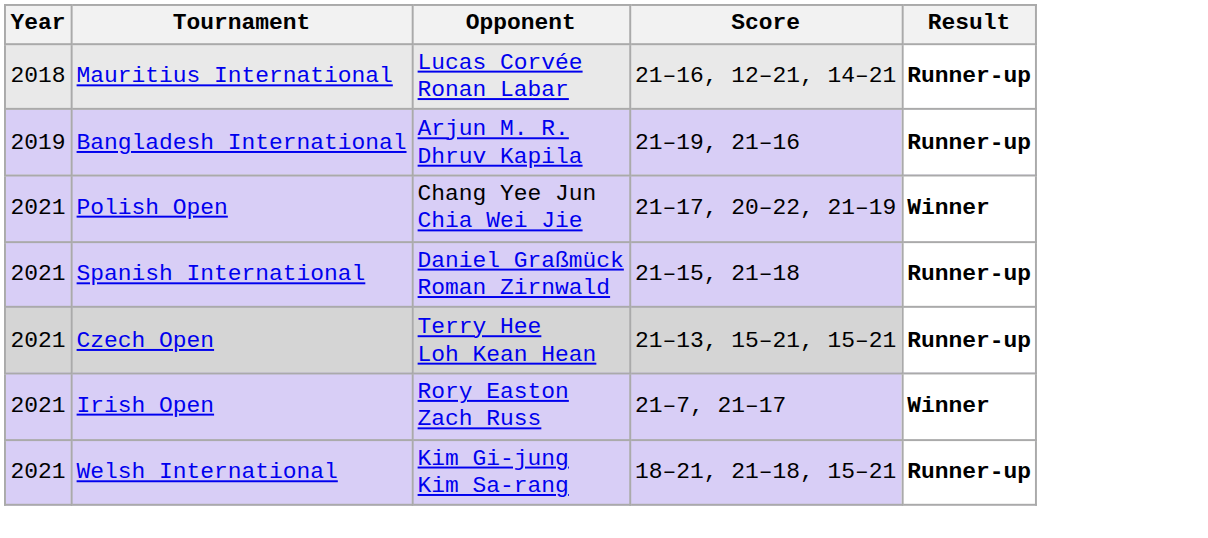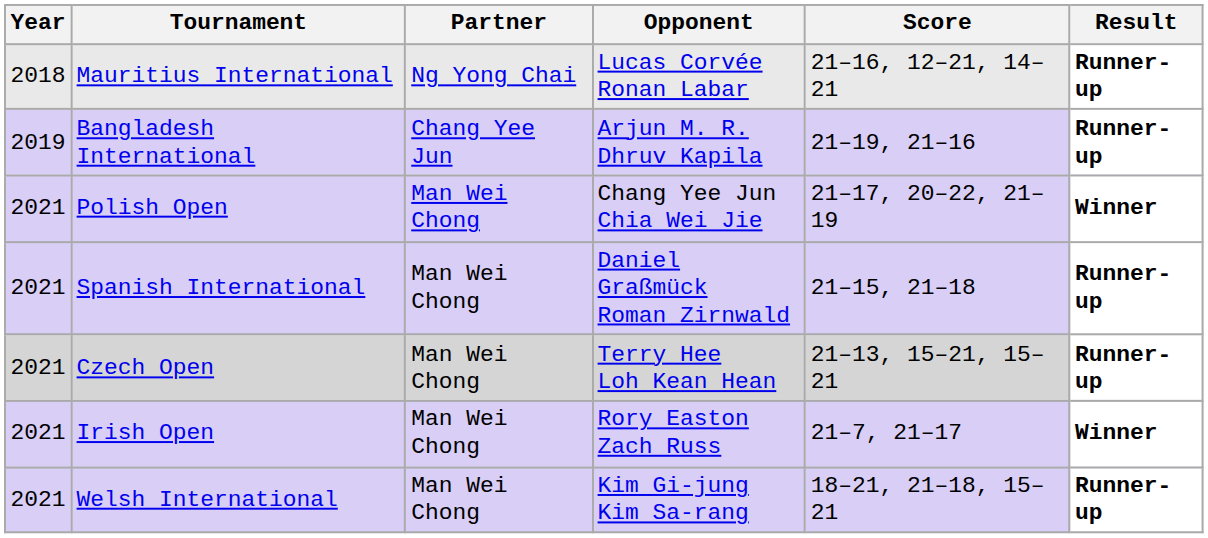+ column: (499, 24)
